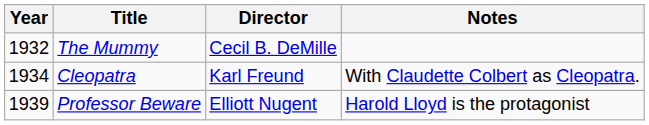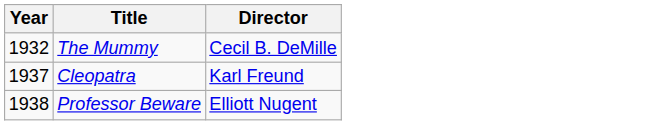- column: (492, 18)
(29, 76) 1934 -> (29, 76) 1937
(29, 104) 1939 -> (29, 104) 1938
